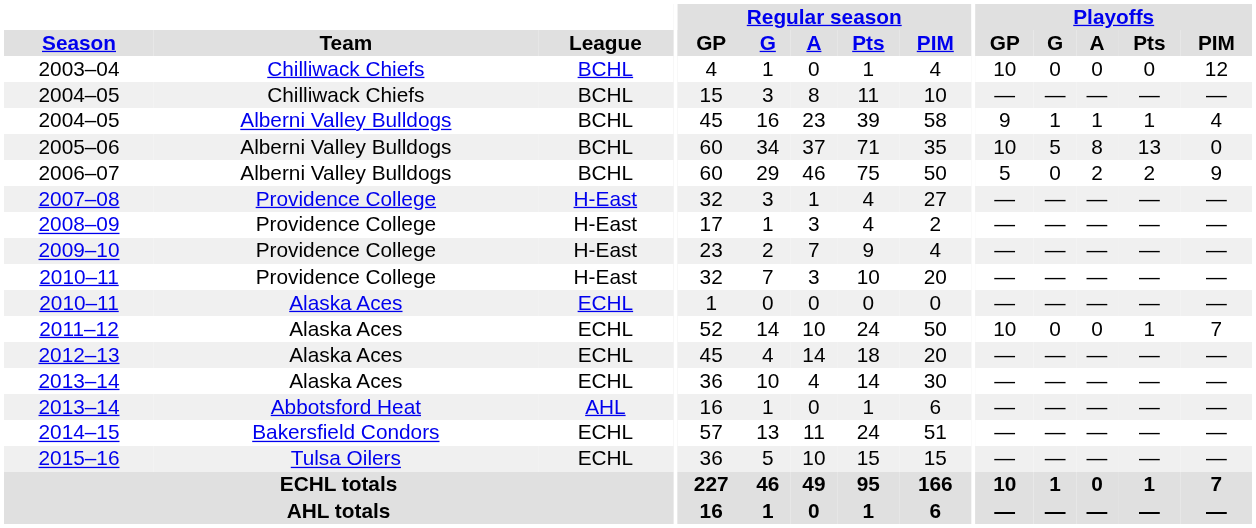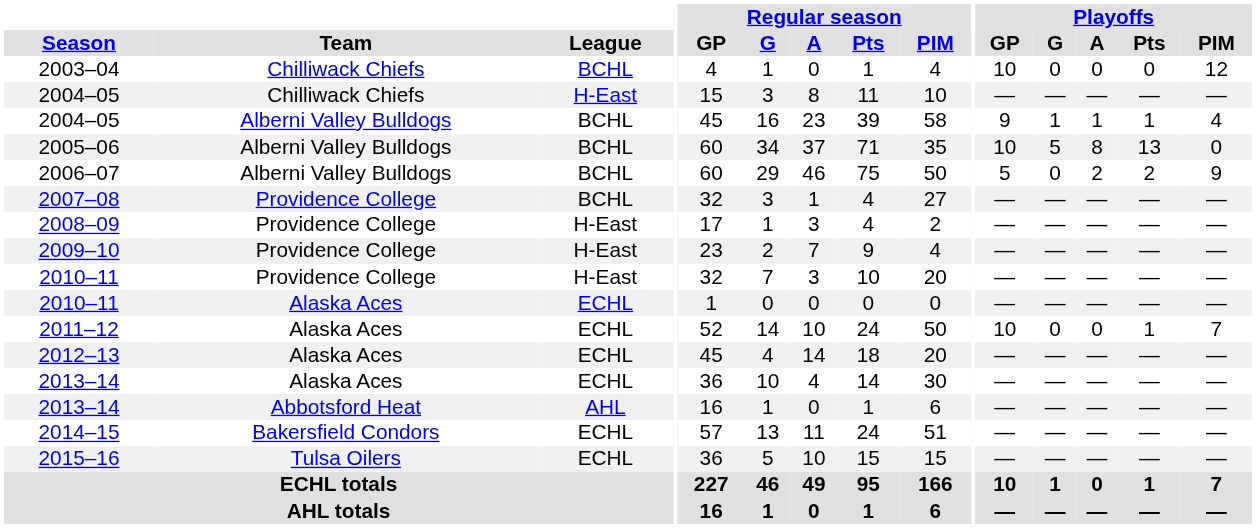(605, 94) BCHL -> (605, 94) H-East
(605, 198) H-East -> (605, 198) BCHL
